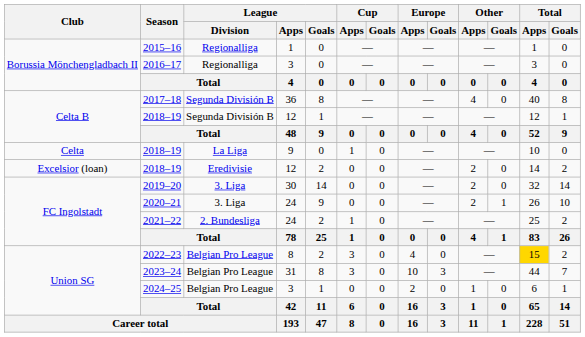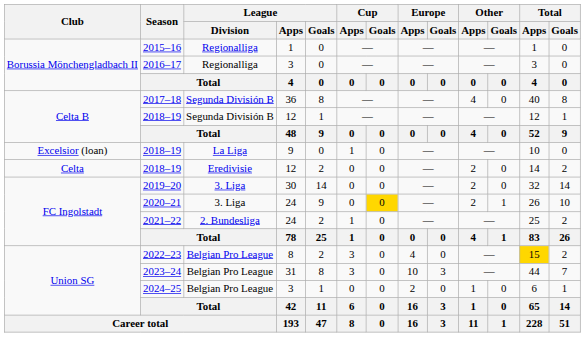(72, 151) Celta -> (72, 151) Excelsior (loan)
(72, 168) Excelsior (loan) -> (72, 168) Celta
(382, 202) no background -> (382, 202) gold background
